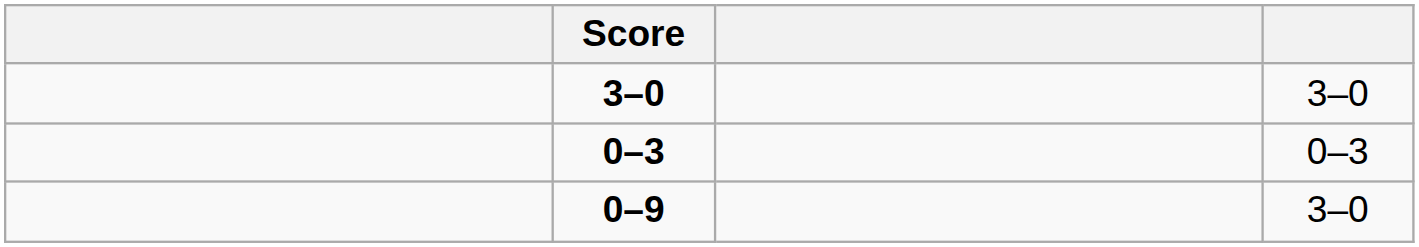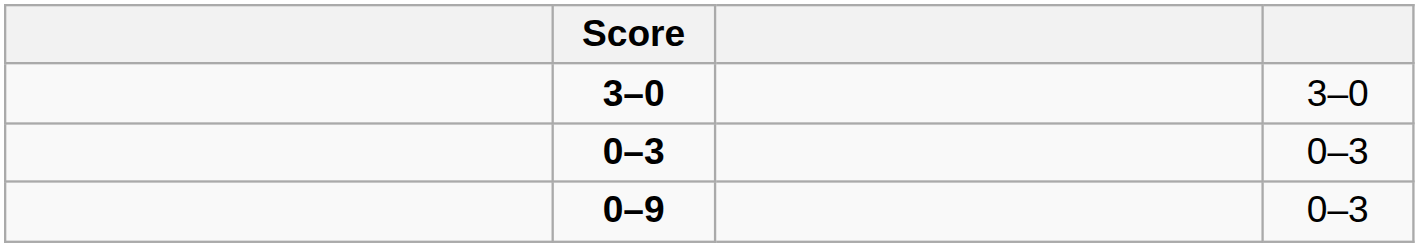(1338, 210) 3–0 -> (1338, 210) 0–3
